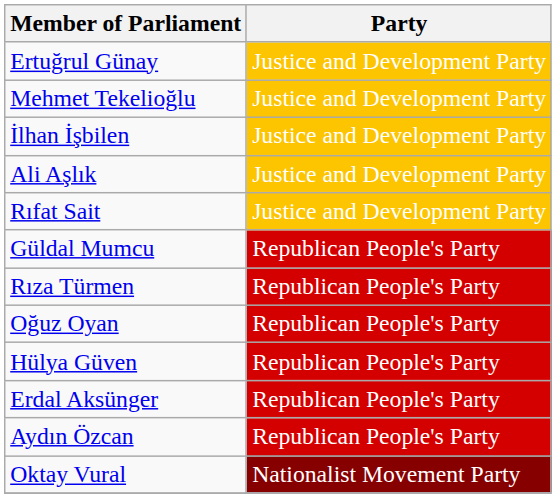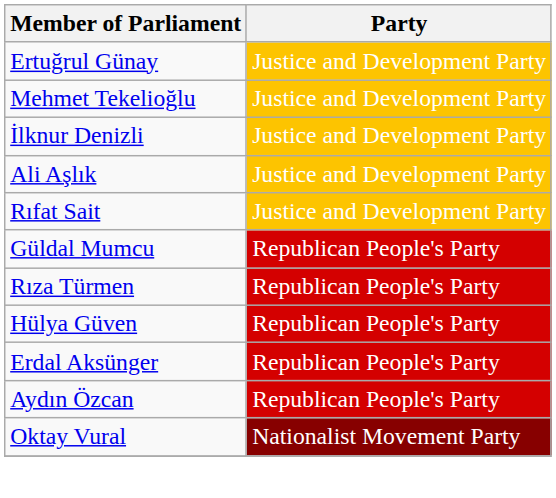- row: (70, 135)
+ row: (77, 135)
- row: (64, 323)
